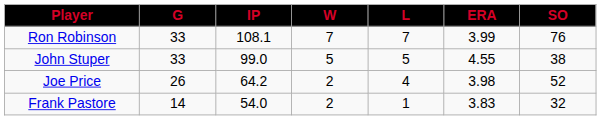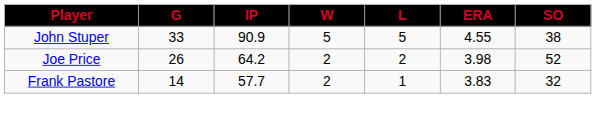- row: (72, 37)
(254, 59) 99.0 -> (252, 37) 90.9
(406, 81) 4 -> (402, 59) 2
(254, 103) 54.0 -> (252, 81) 57.7
